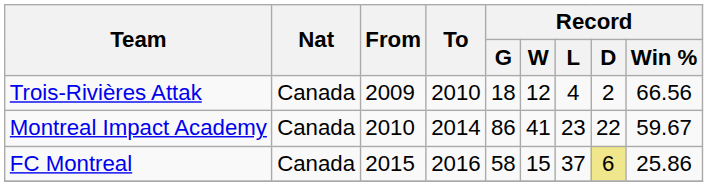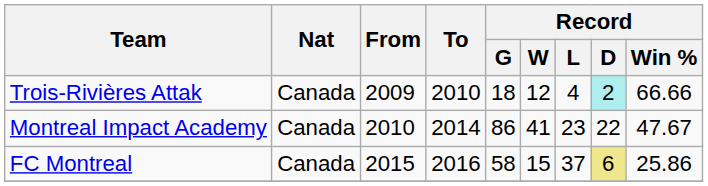(608, 92) no background -> (608, 92) paleturquoise background
(664, 92) 66.56 -> (664, 92) 66.66
(664, 127) 59.67 -> (664, 127) 47.67
